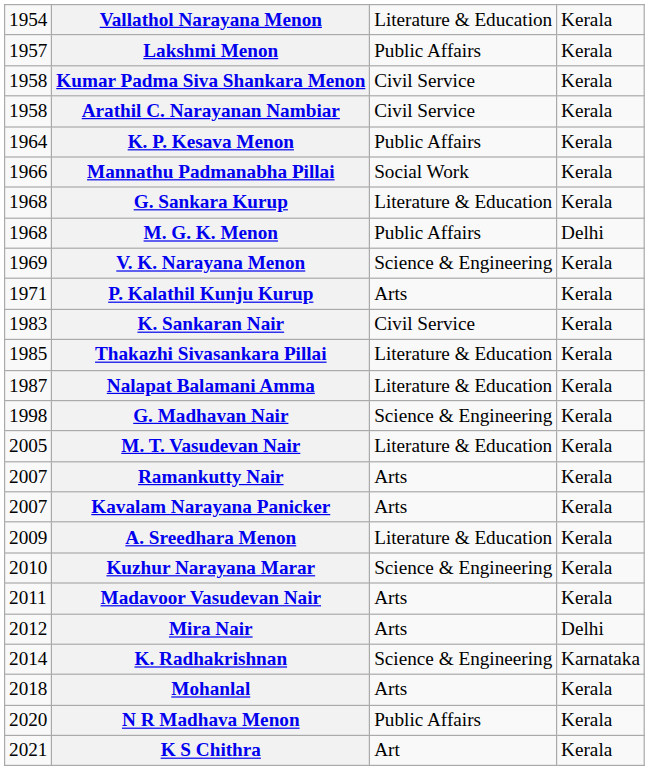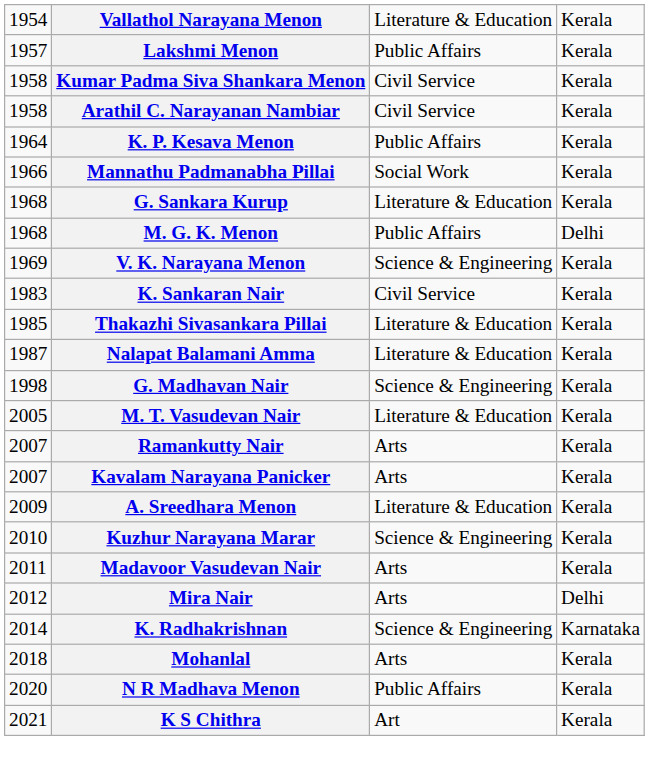- row: (211, 293)
